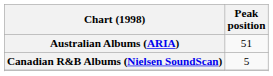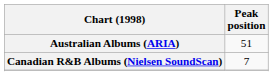(246, 61) 5 -> (246, 61) 7
